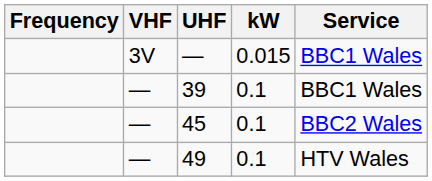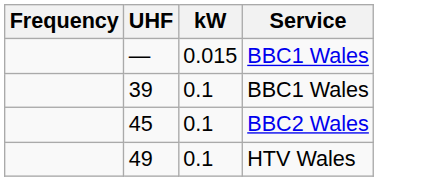- column: (150, 21)
